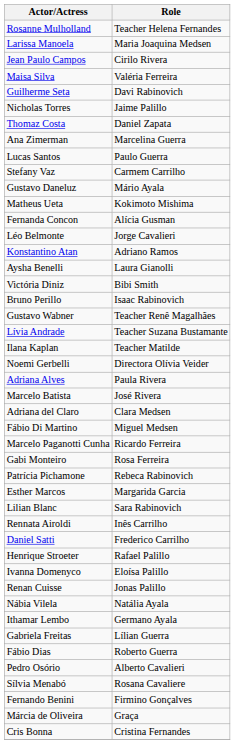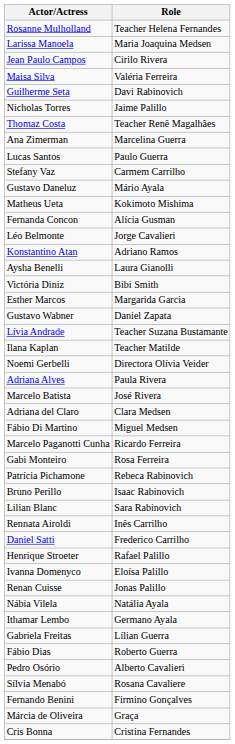(143, 124) Daniel Zapata -> (165, 124) Teacher Renê Magalhães
rows swapped: (36, 492) <-> (34, 300)
(165, 316) Teacher Renê Magalhães -> (143, 316) Daniel Zapata
